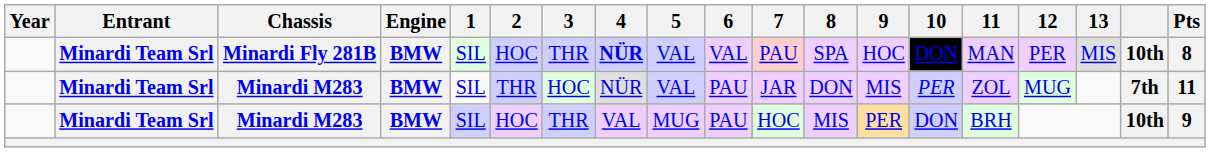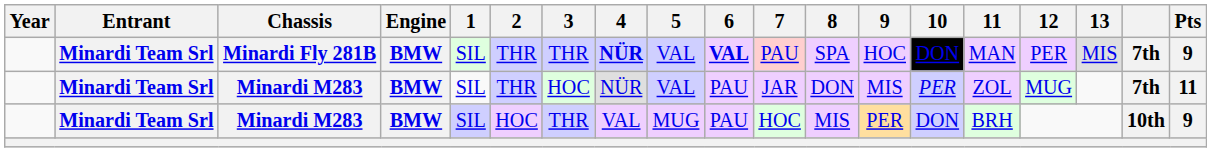(517, 53) HOC -> (517, 53) THR
(728, 53) normal -> (729, 53) bold
(1145, 53) 10th -> (1146, 53) 7th
(1187, 53) 8 -> (1188, 53) 9
